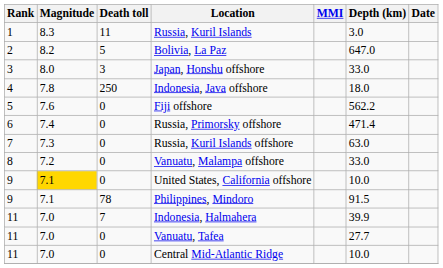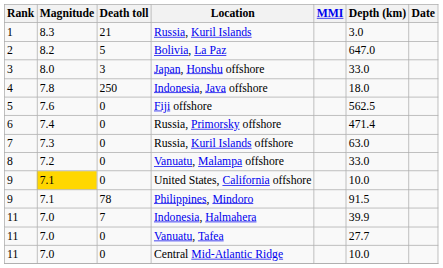(105, 32) 11 -> (105, 32) 21
(362, 106) 562.2 -> (362, 106) 562.5
